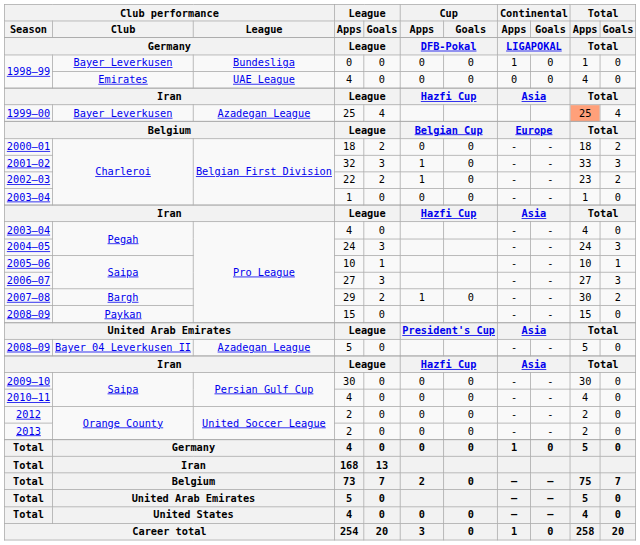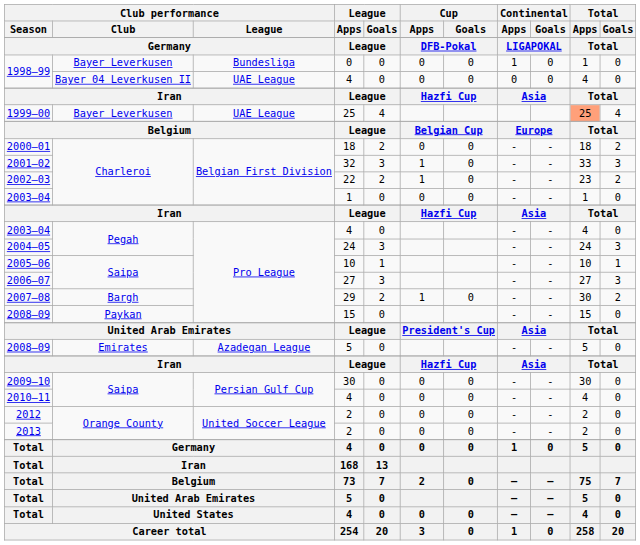(123, 80) Emirates -> (123, 80) Bayer 04 Leverkusen II
(264, 113) Azadegan League -> (264, 113) UAE League
(123, 348) Bayer 04 Leverkusen II -> (123, 348) Emirates
